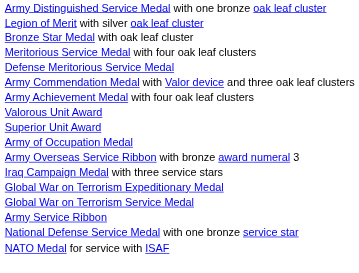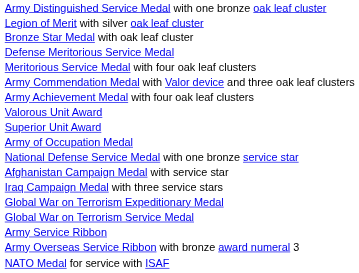rows swapped: (89, 68) <-> (131, 53)
rows swapped: (152, 232) <-> (152, 157)
+ row: (117, 172)
